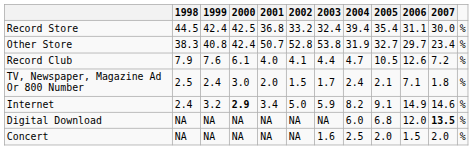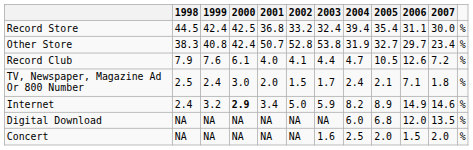(383, 104) 9.1 -> (383, 104) 8.9
(443, 120) bold -> (443, 120) normal
